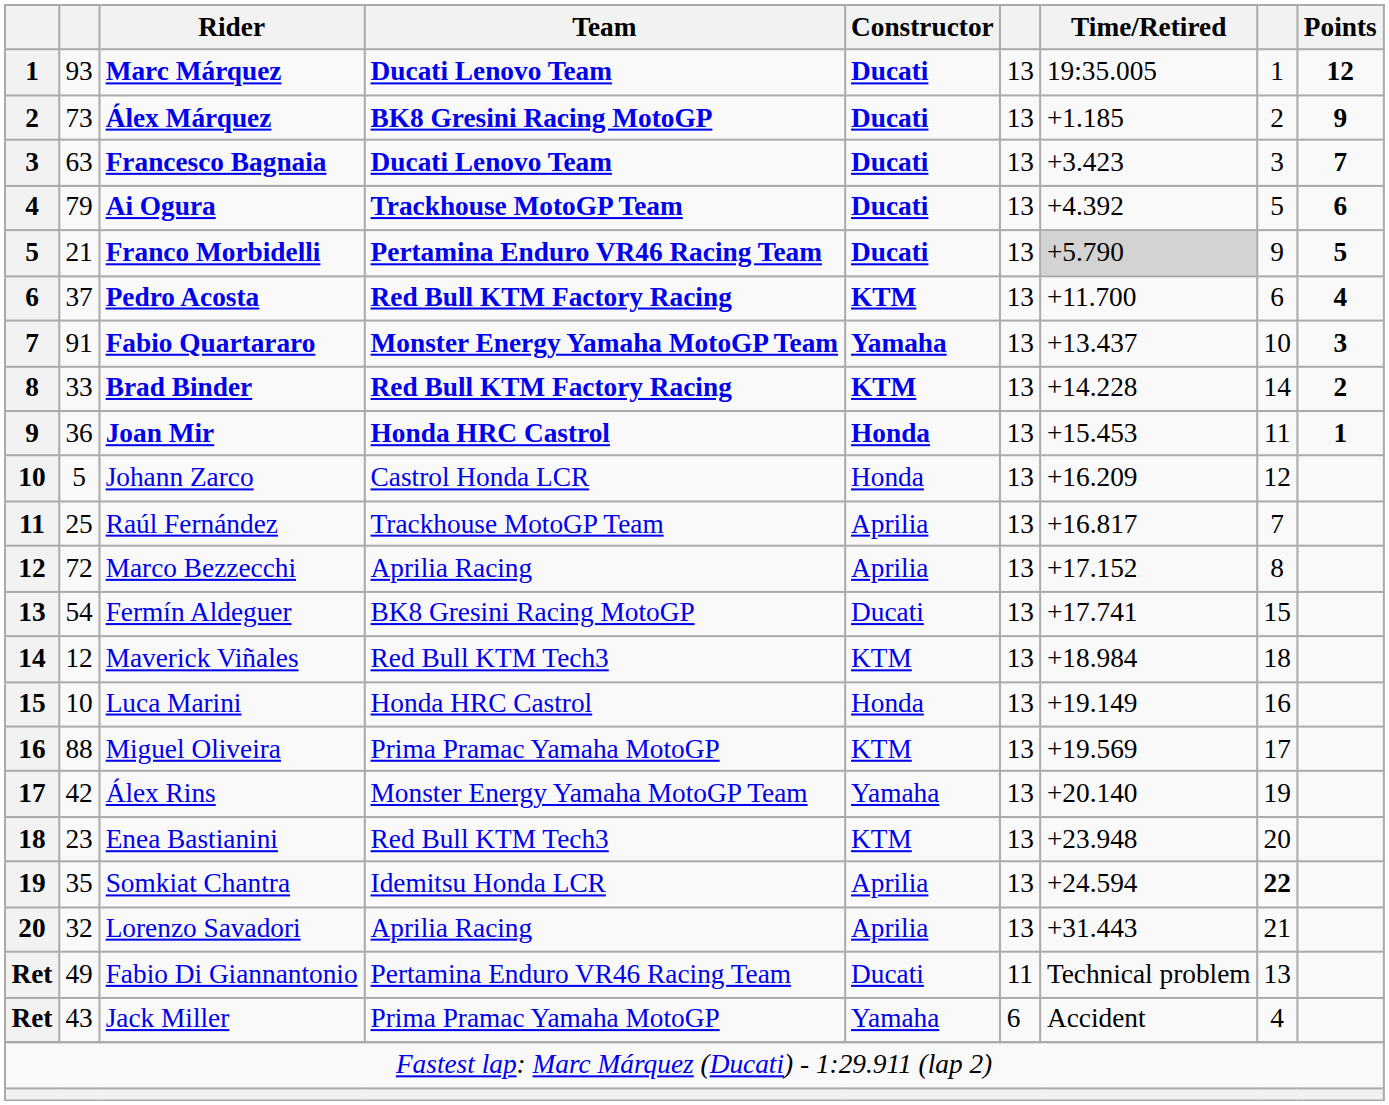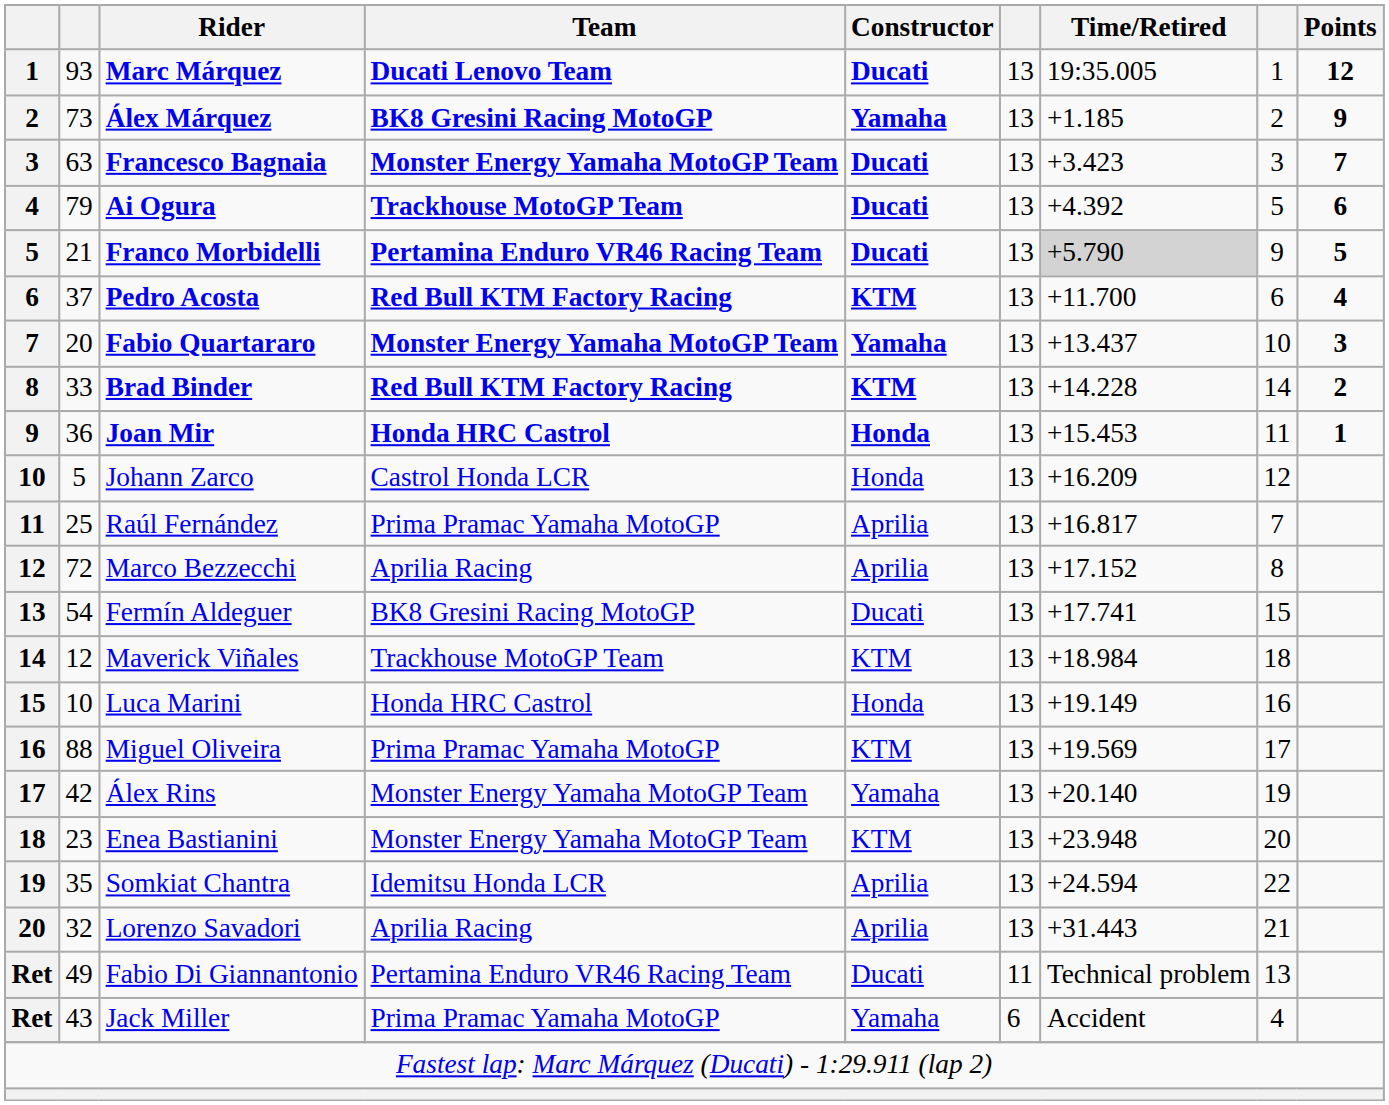(890, 116) Ducati -> (899, 116) Yamaha
(491, 161) Ducati Lenovo Team -> (604, 161) Monster Energy Yamaha MotoGP Team
(79, 342) 91 -> (79, 342) 20
(517, 522) Trackhouse MotoGP Team -> (545, 522) Prima Pramac Yamaha MotoGP
(490, 658) Red Bull KTM Tech3 -> (517, 658) Trackhouse MotoGP Team
(490, 838) Red Bull KTM Tech3 -> (589, 838) Monster Energy Yamaha MotoGP Team
(1277, 883) bold -> (1277, 883) normal
